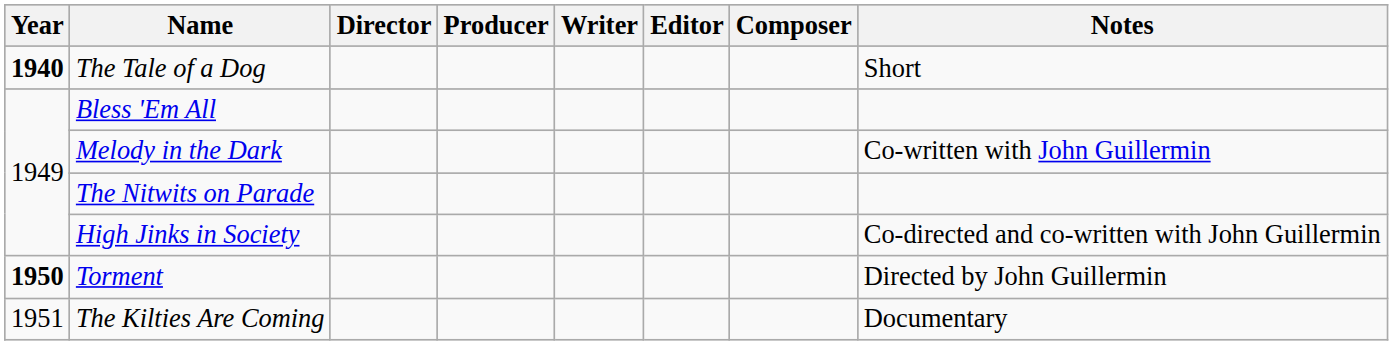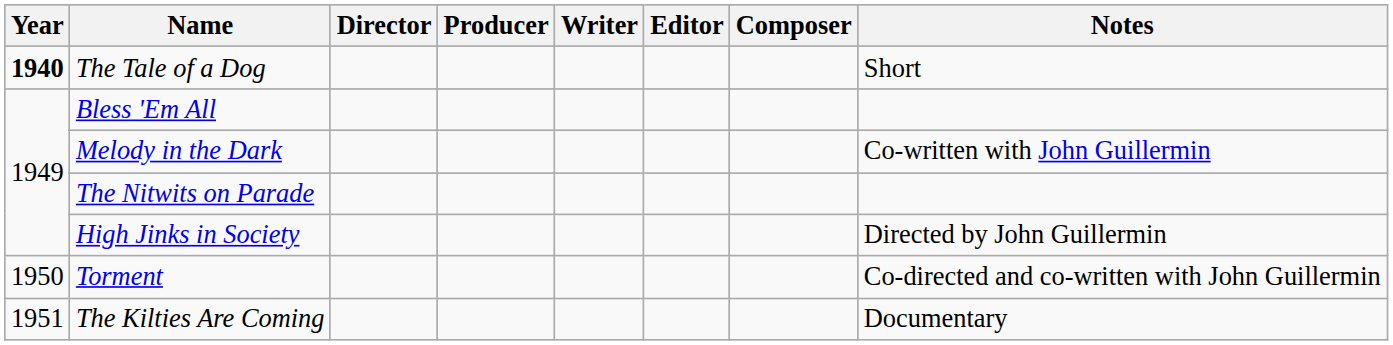(1122, 234) Co-directed and co-written with John Guillermin -> (1015, 234) Directed by John Guillermin
(37, 276) bold -> (37, 276) normal
(1015, 276) Directed by John Guillermin -> (1122, 276) Co-directed and co-written with John Guillermin
